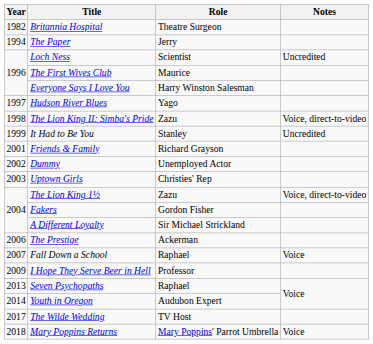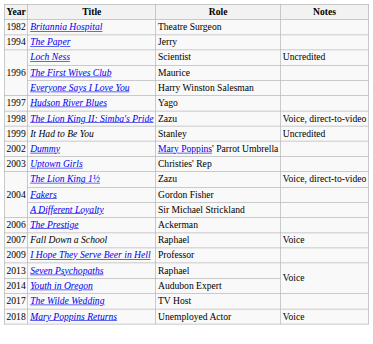- row: (65, 149)
(195, 164) Unemployed Actor -> (218, 149) Mary Poppins' Parrot Umbrella
(218, 331) Mary Poppins' Parrot Umbrella -> (195, 316) Unemployed Actor
